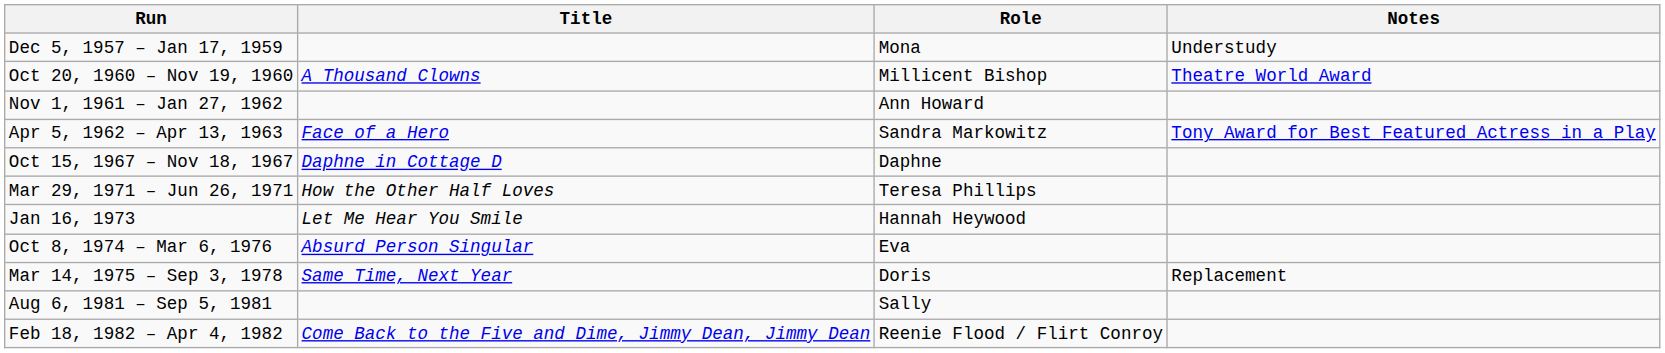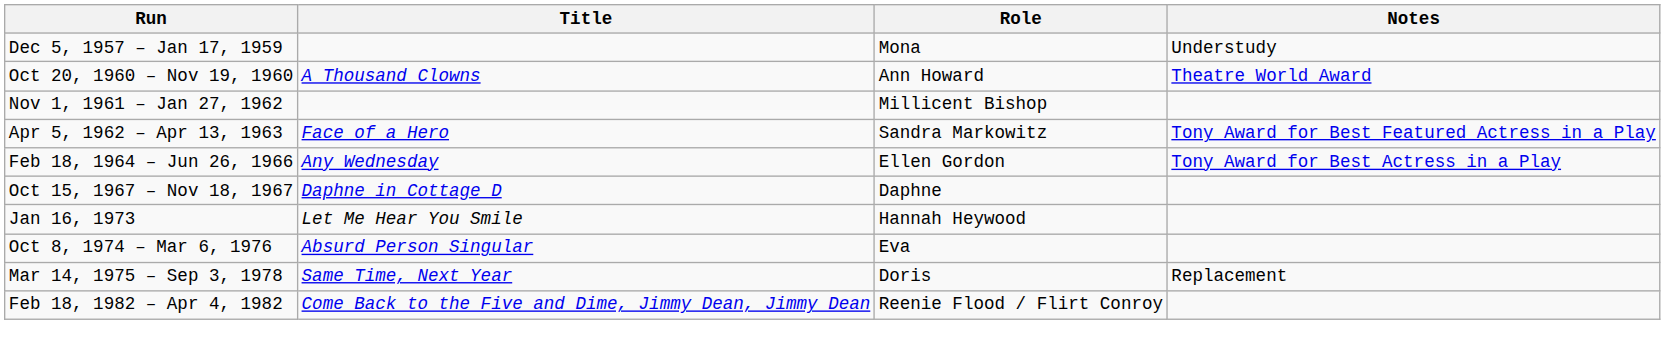(963, 76) Millicent Bishop -> (931, 76) Ann Howard
(931, 105) Ann Howard -> (963, 105) Millicent Bishop
+ row: (151, 162)
- row: (151, 191)
- row: (141, 305)
